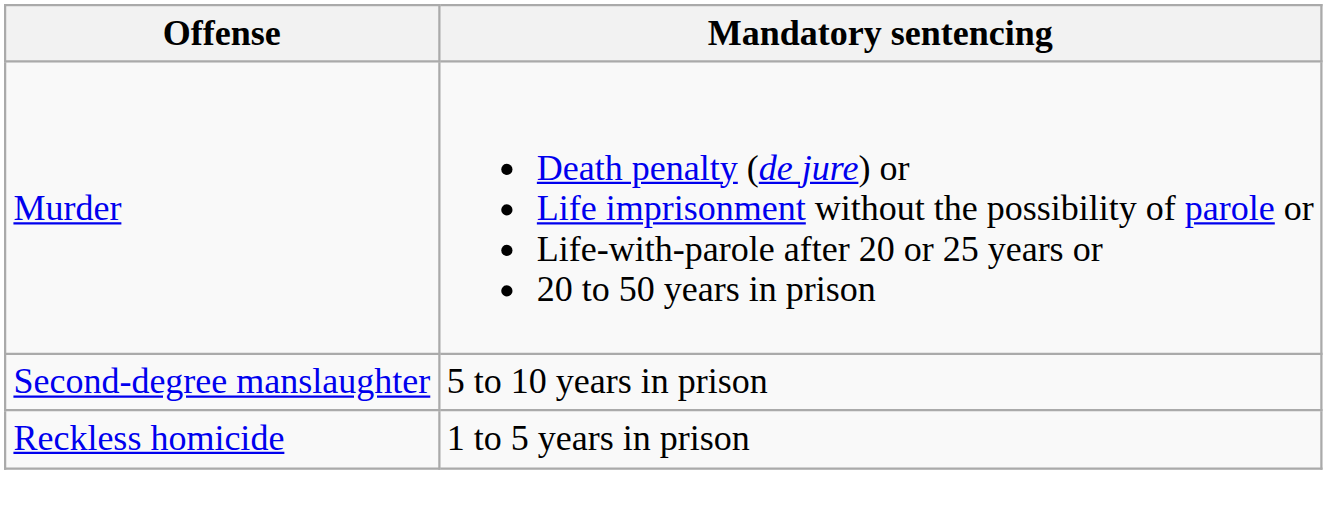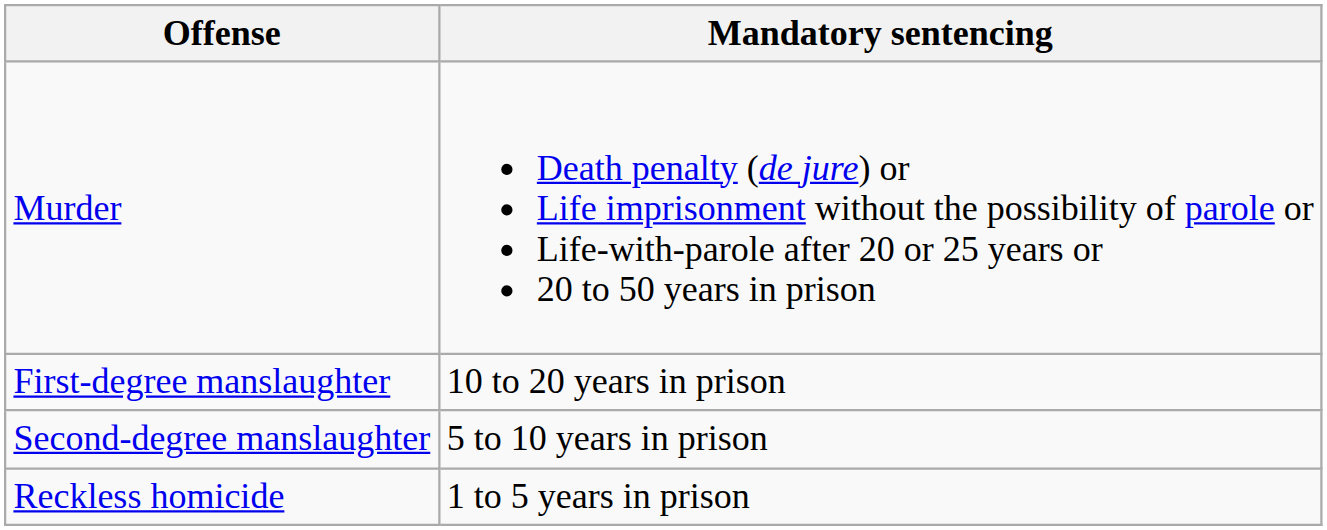+ row: (202, 381)
